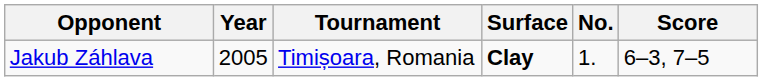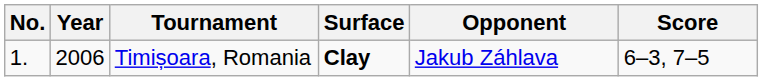columns swapped: (596, 21) <-> (109, 21)
(243, 57) 2005 -> (80, 57) 2006
